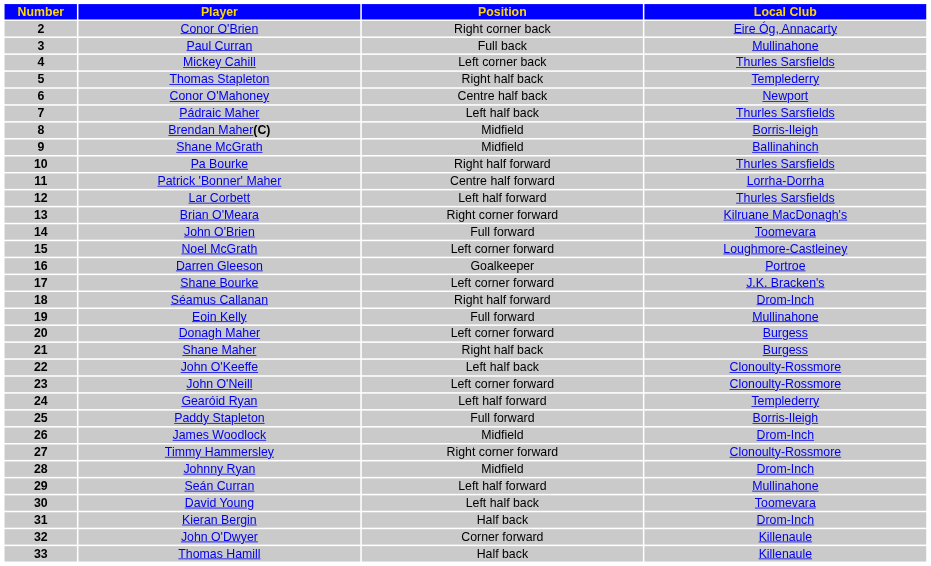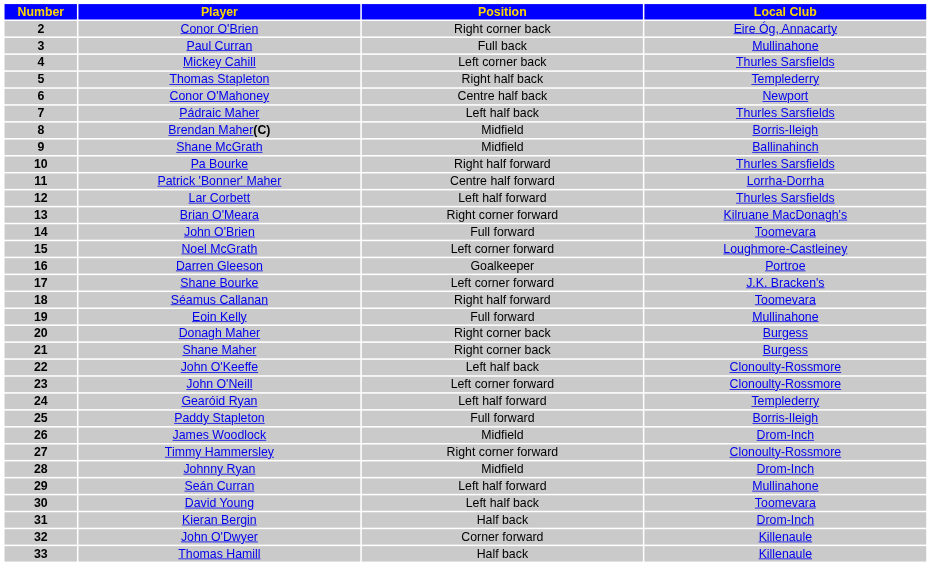(785, 299) Drom-Inch -> (785, 299) Toomevara
(502, 333) Left corner forward -> (502, 333) Right corner back
(502, 350) Right half back -> (502, 350) Right corner back
